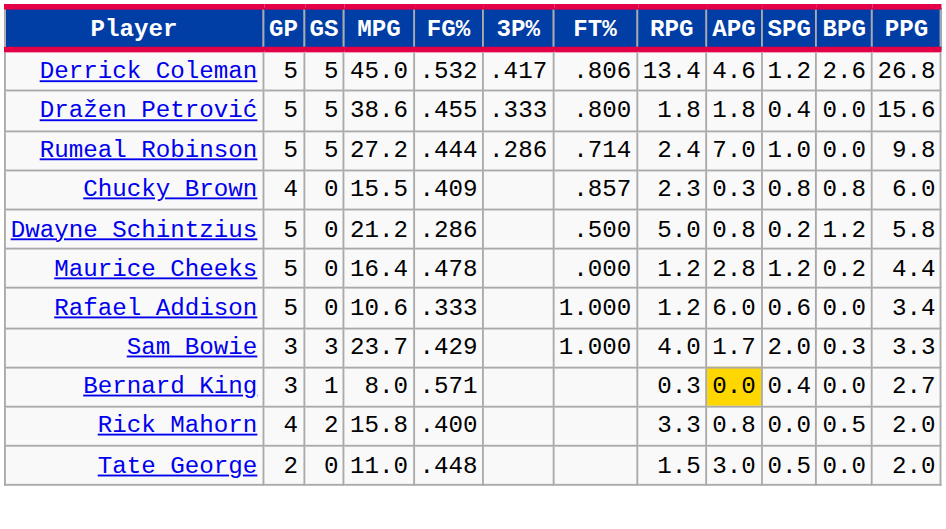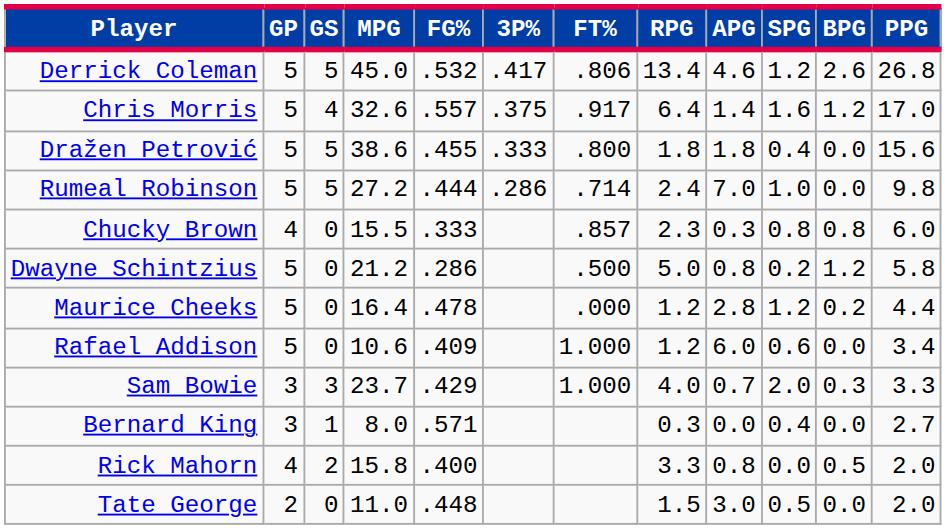+ row: (170, 111)
(449, 190) .409 -> (449, 229) .333
(449, 308) .333 -> (449, 347) .409
(734, 347) 1.7 -> (734, 387) 0.7
(734, 387) gold background -> (734, 426) no background
